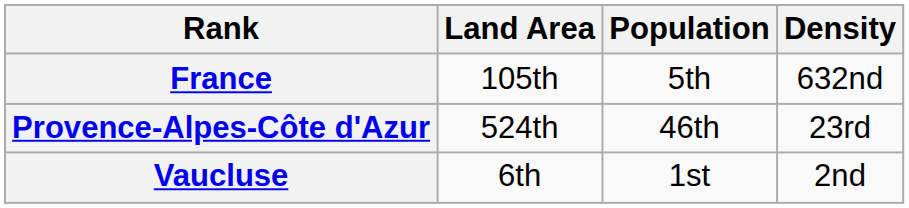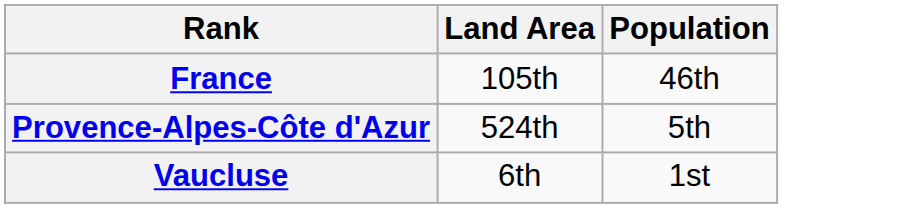- column: (840, 29)
(689, 78) 5th -> (689, 78) 46th
(689, 127) 46th -> (689, 127) 5th
